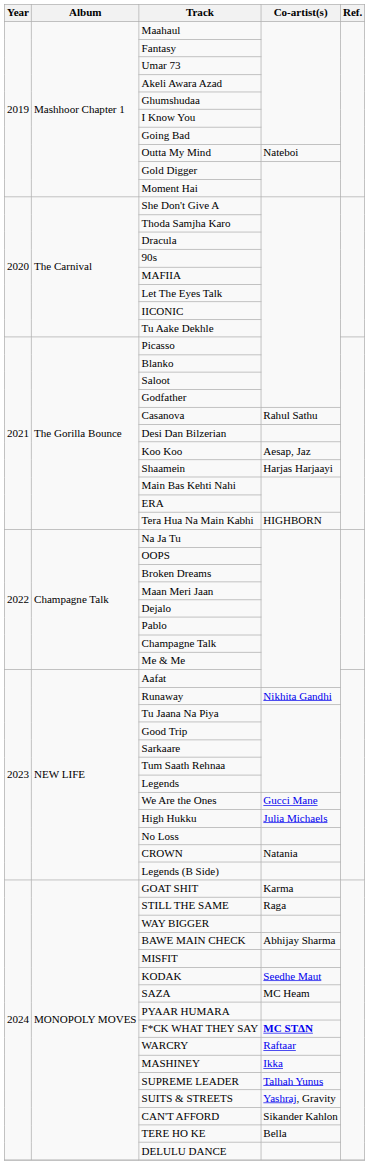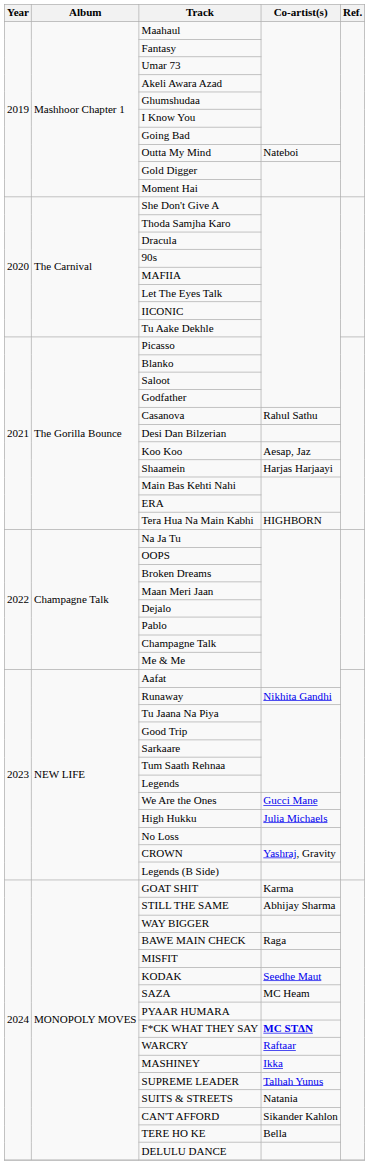(281, 853) Natania -> (300, 853) Yashraj, Gravity
(275, 906) Raga -> (299, 906) Abhijay Sharma
(299, 941) Abhijay Sharma -> (275, 941) Raga
(300, 1098) Yashraj, Gravity -> (281, 1098) Natania
